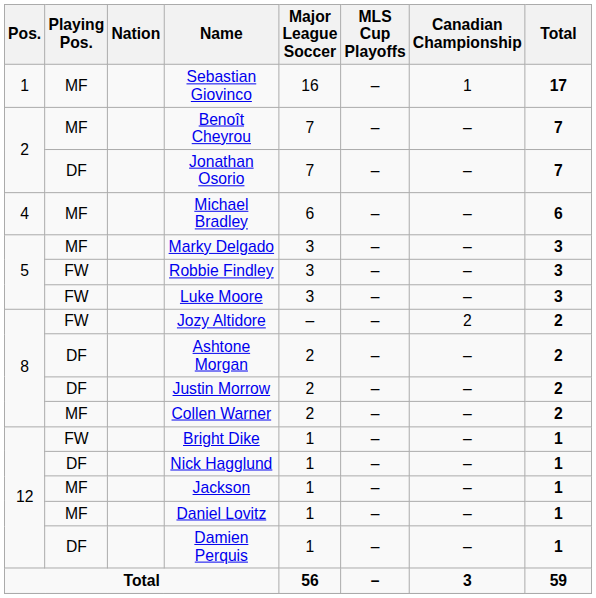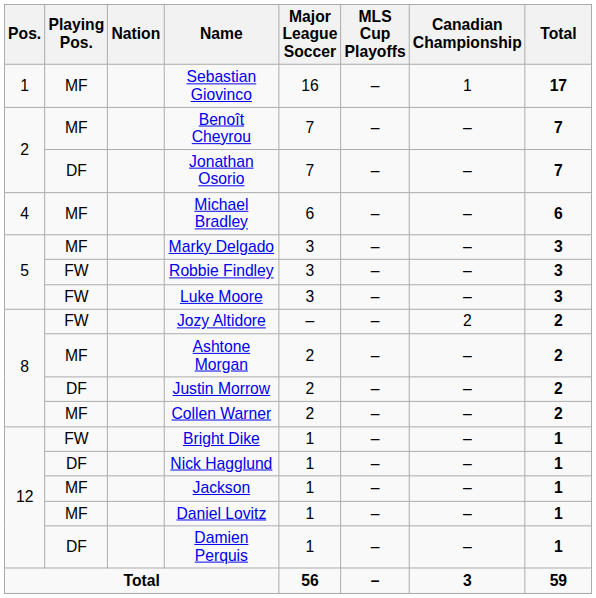(76, 355) DF -> (76, 355) MF
